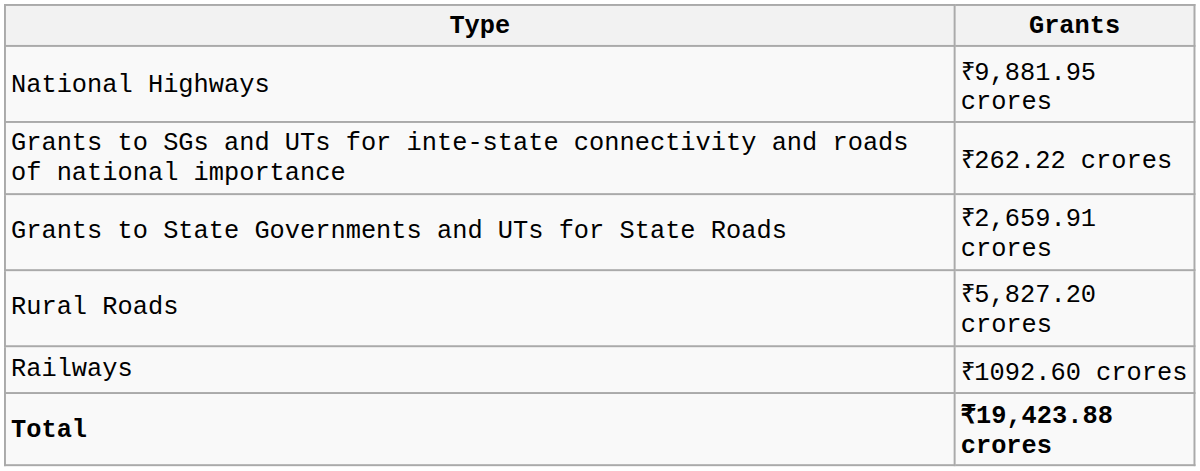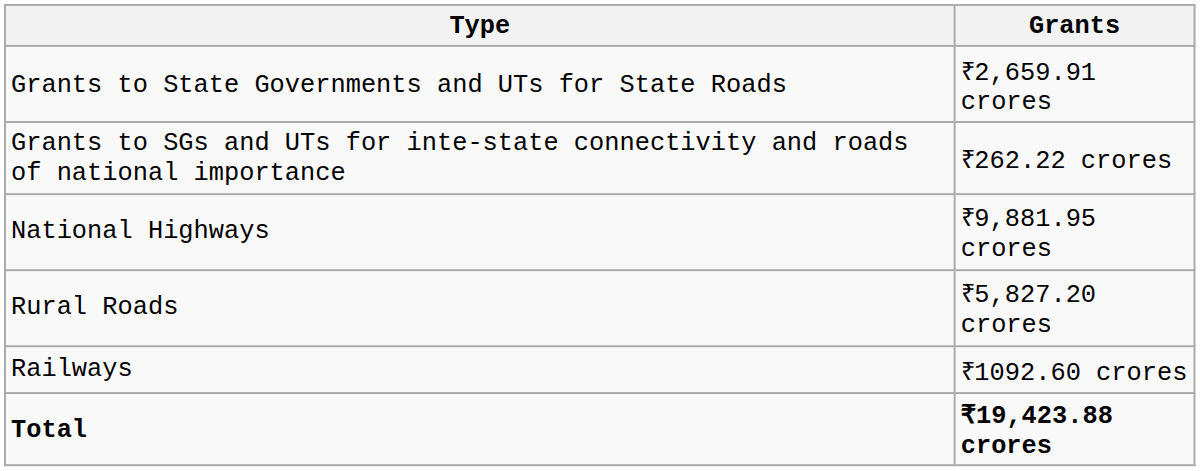rows swapped: (399, 231) <-> (140, 84)
